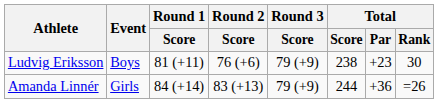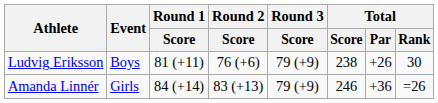(380, 62) +23 -> (380, 62) +26
(346, 86) 244 -> (346, 86) 246
